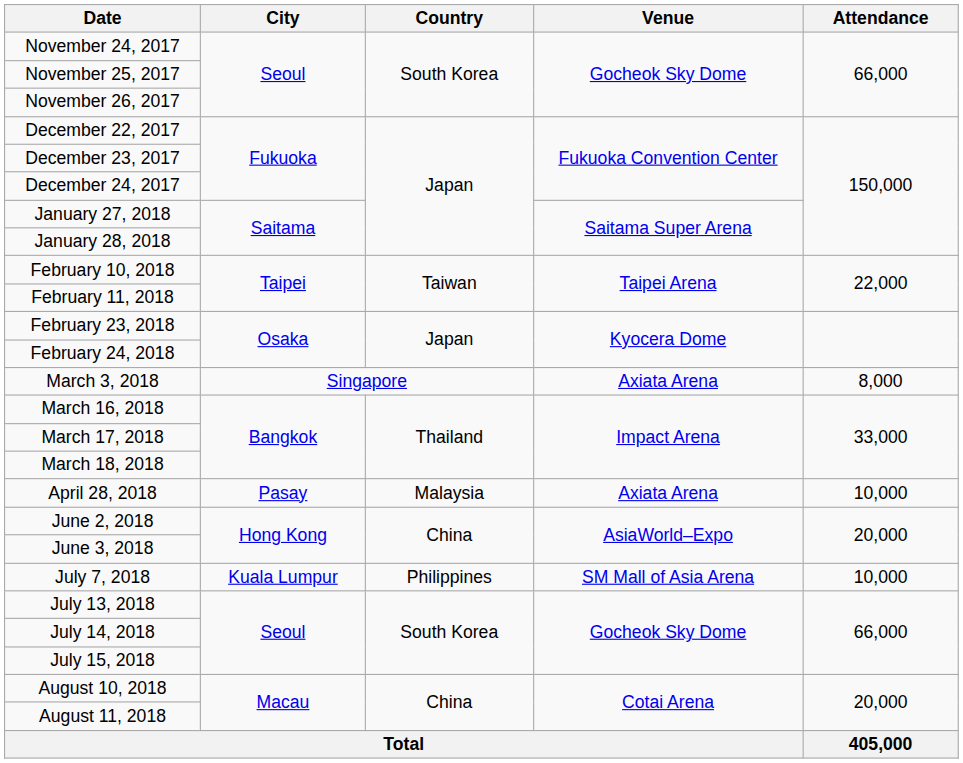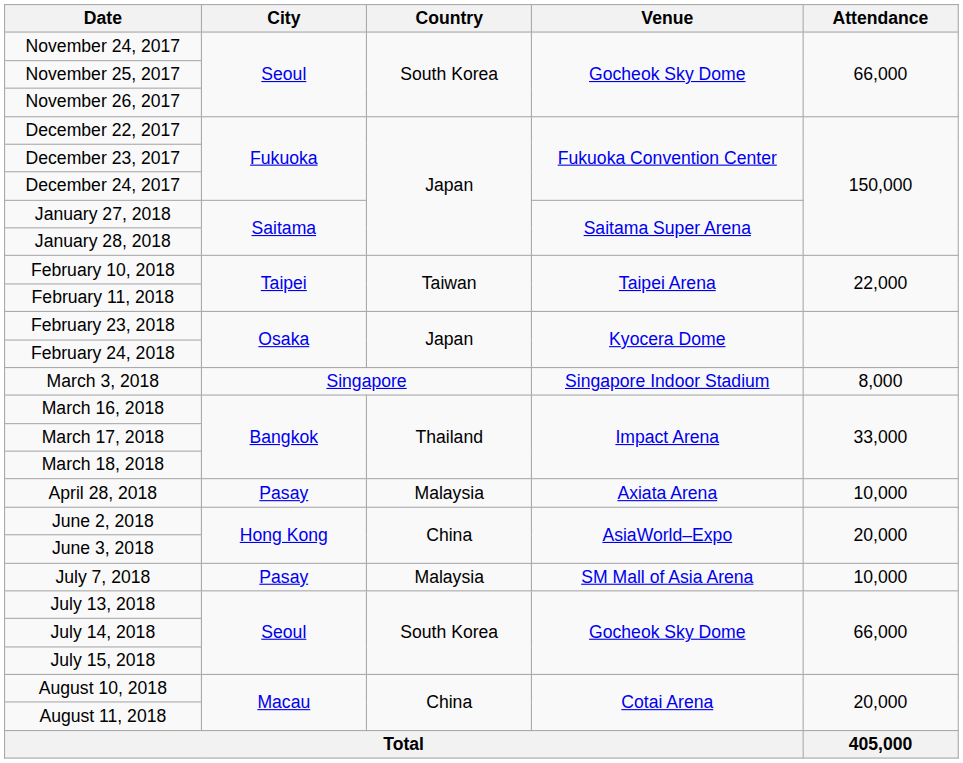(668, 381) Axiata Arena -> (667, 381) Singapore Indoor Stadium
(283, 576) Kuala Lumpur -> (284, 576) Pasay
(449, 576) Philippines -> (449, 576) Malaysia
